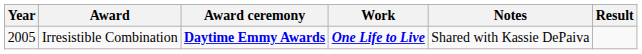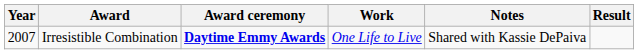(22, 37) 2005 -> (22, 37) 2007
(378, 37) bold -> (377, 37) normal
